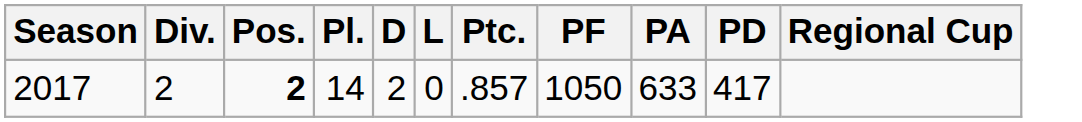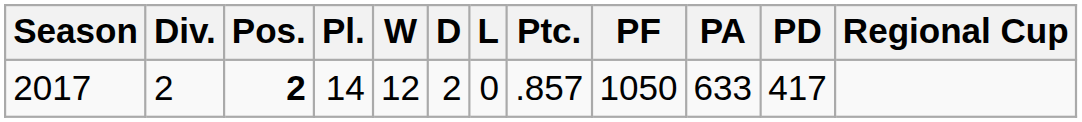+ column: (400, 32)
